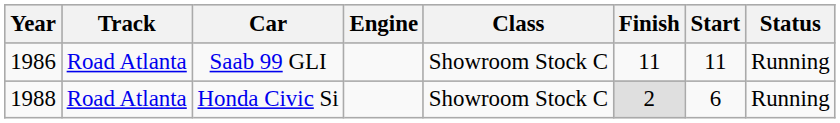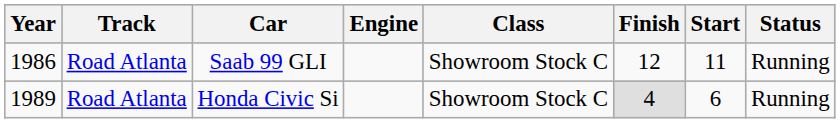(649, 61) 11 -> (649, 61) 12
(33, 99) 1988 -> (33, 99) 1989
(649, 99) 2 -> (649, 99) 4
